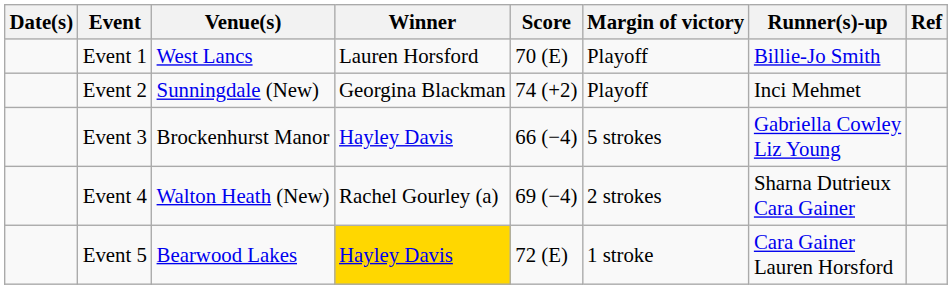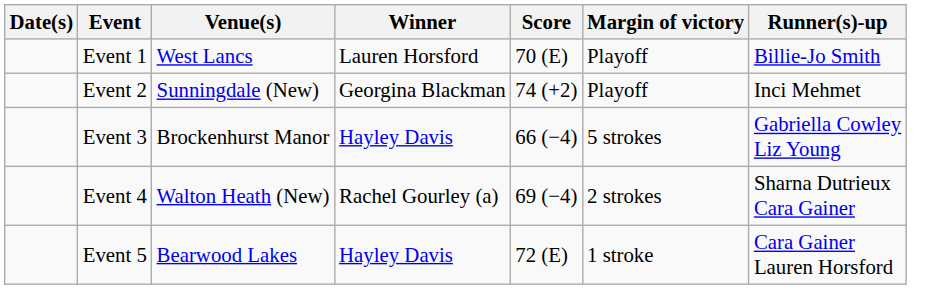- column: (927, 21)
(396, 255) gold background -> (396, 255) no background
